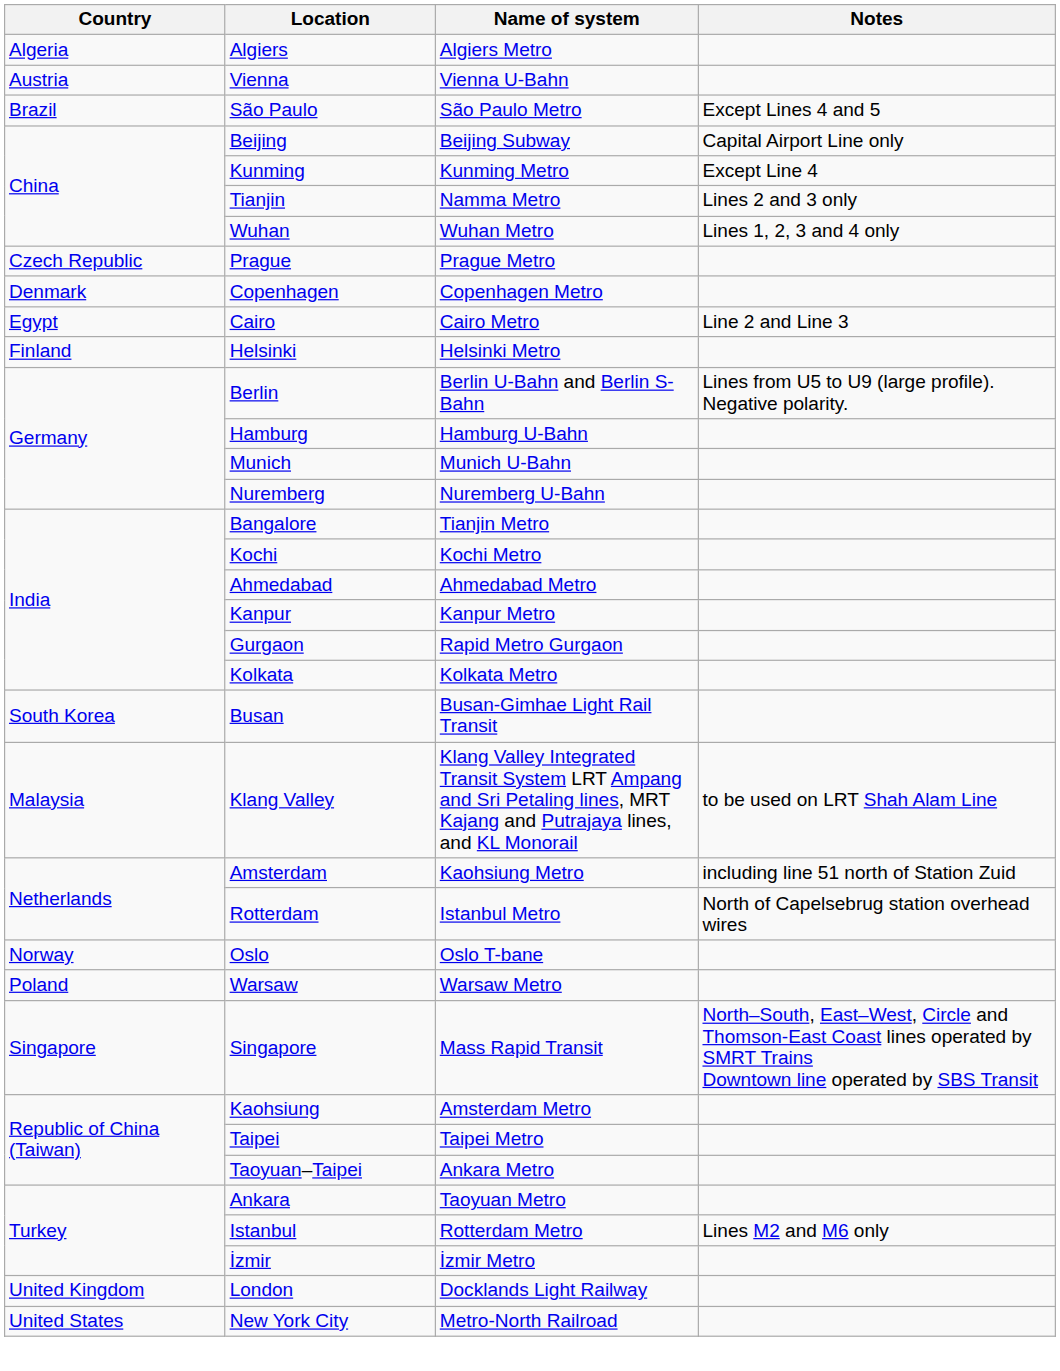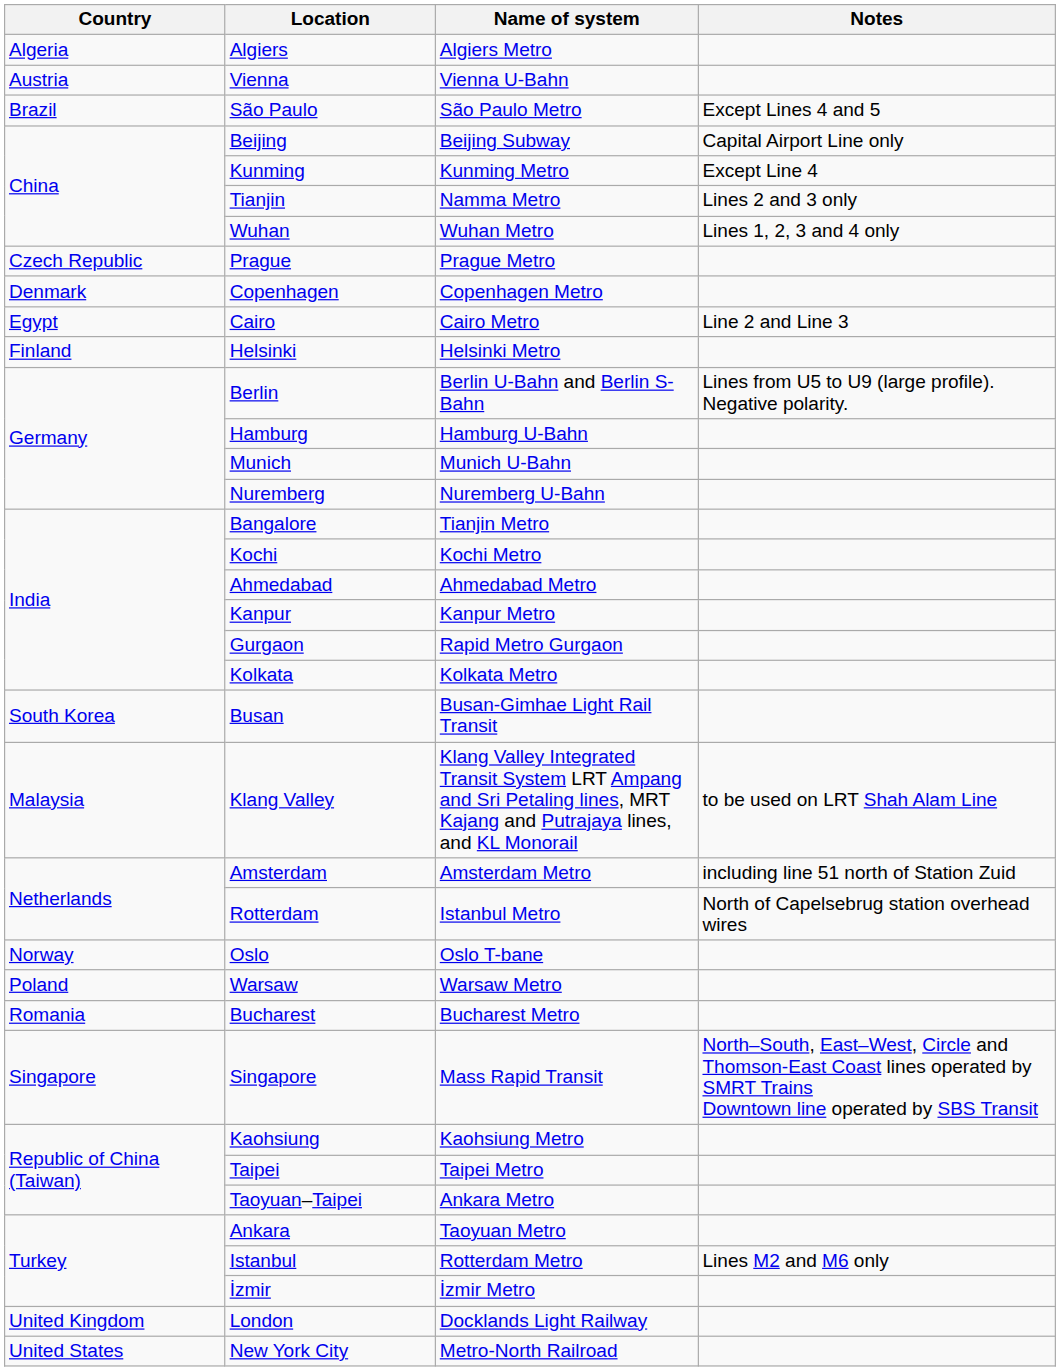(512, 872) Kaohsiung Metro -> (515, 872) Amsterdam Metro
+ row: (273, 1015)
(515, 1109) Amsterdam Metro -> (512, 1139) Kaohsiung Metro
